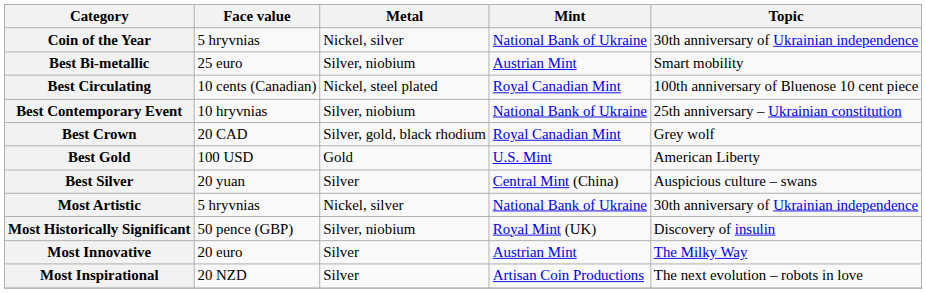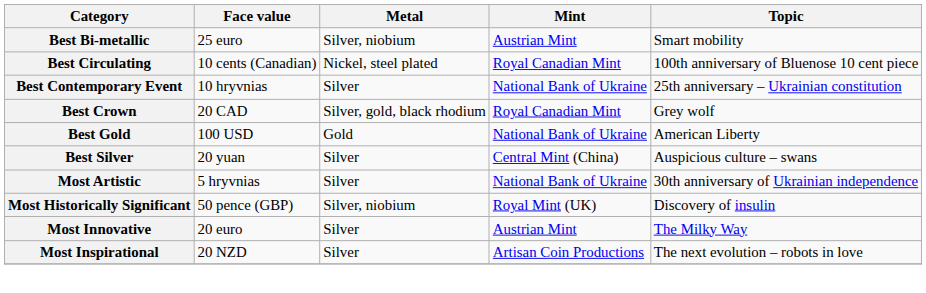- row: (99, 39)
(369, 110) Silver, niobium -> (341, 87) Silver
(522, 157) U.S. Mint -> (570, 134) National Bank of Ukraine
(363, 205) Nickel, silver -> (341, 181) Silver
